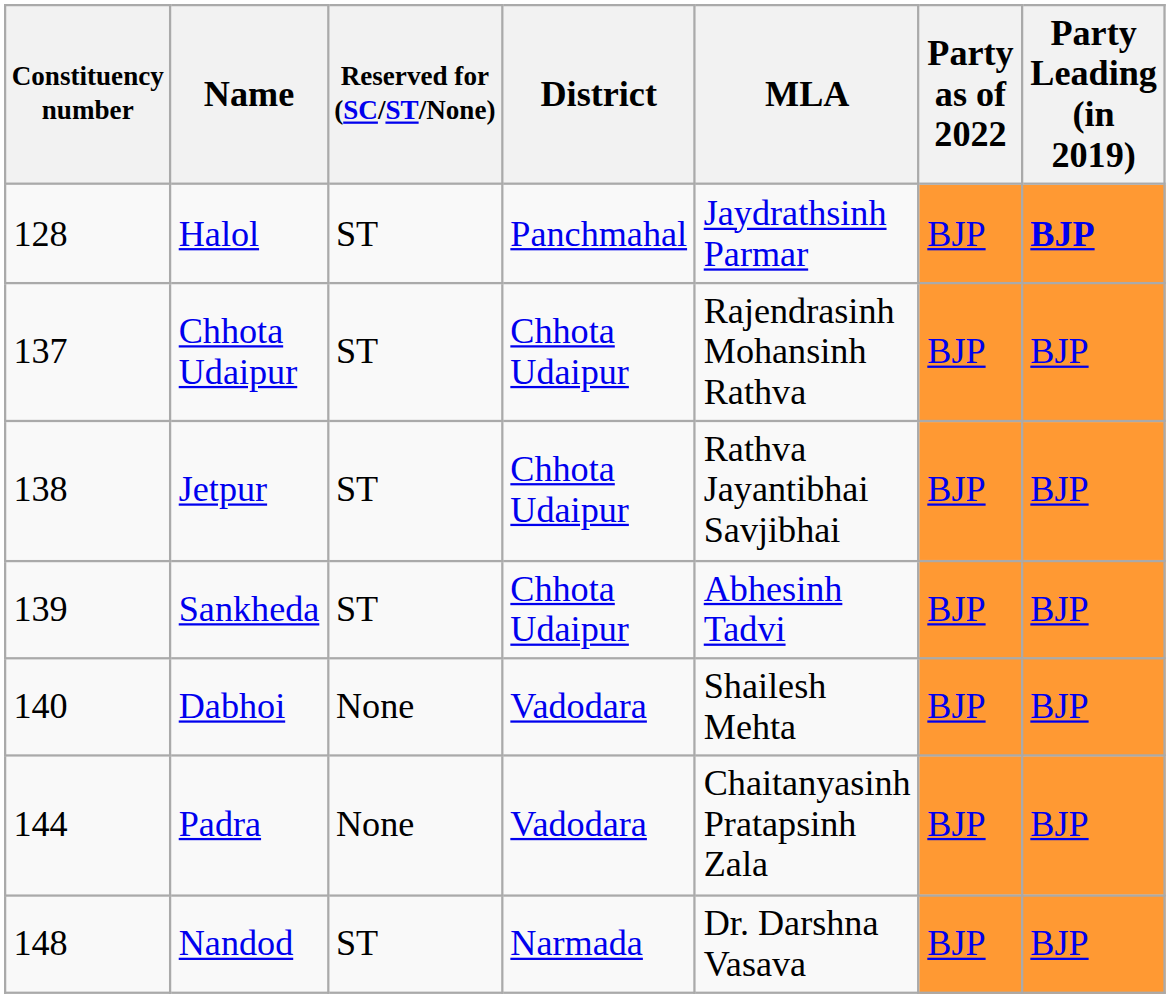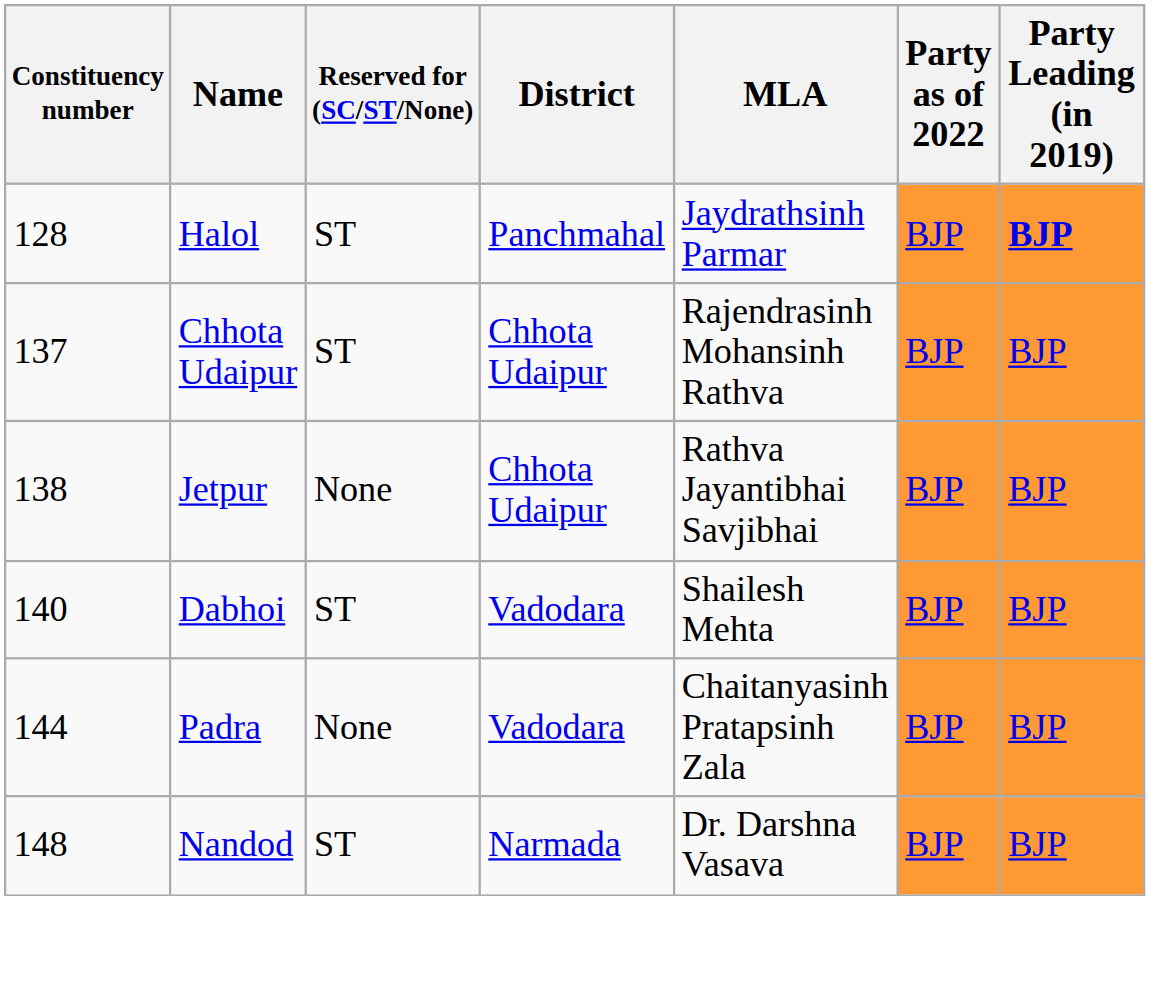(357, 489) ST -> (353, 489) None
- row: (249, 608)
(375, 706) None -> (335, 608) ST
